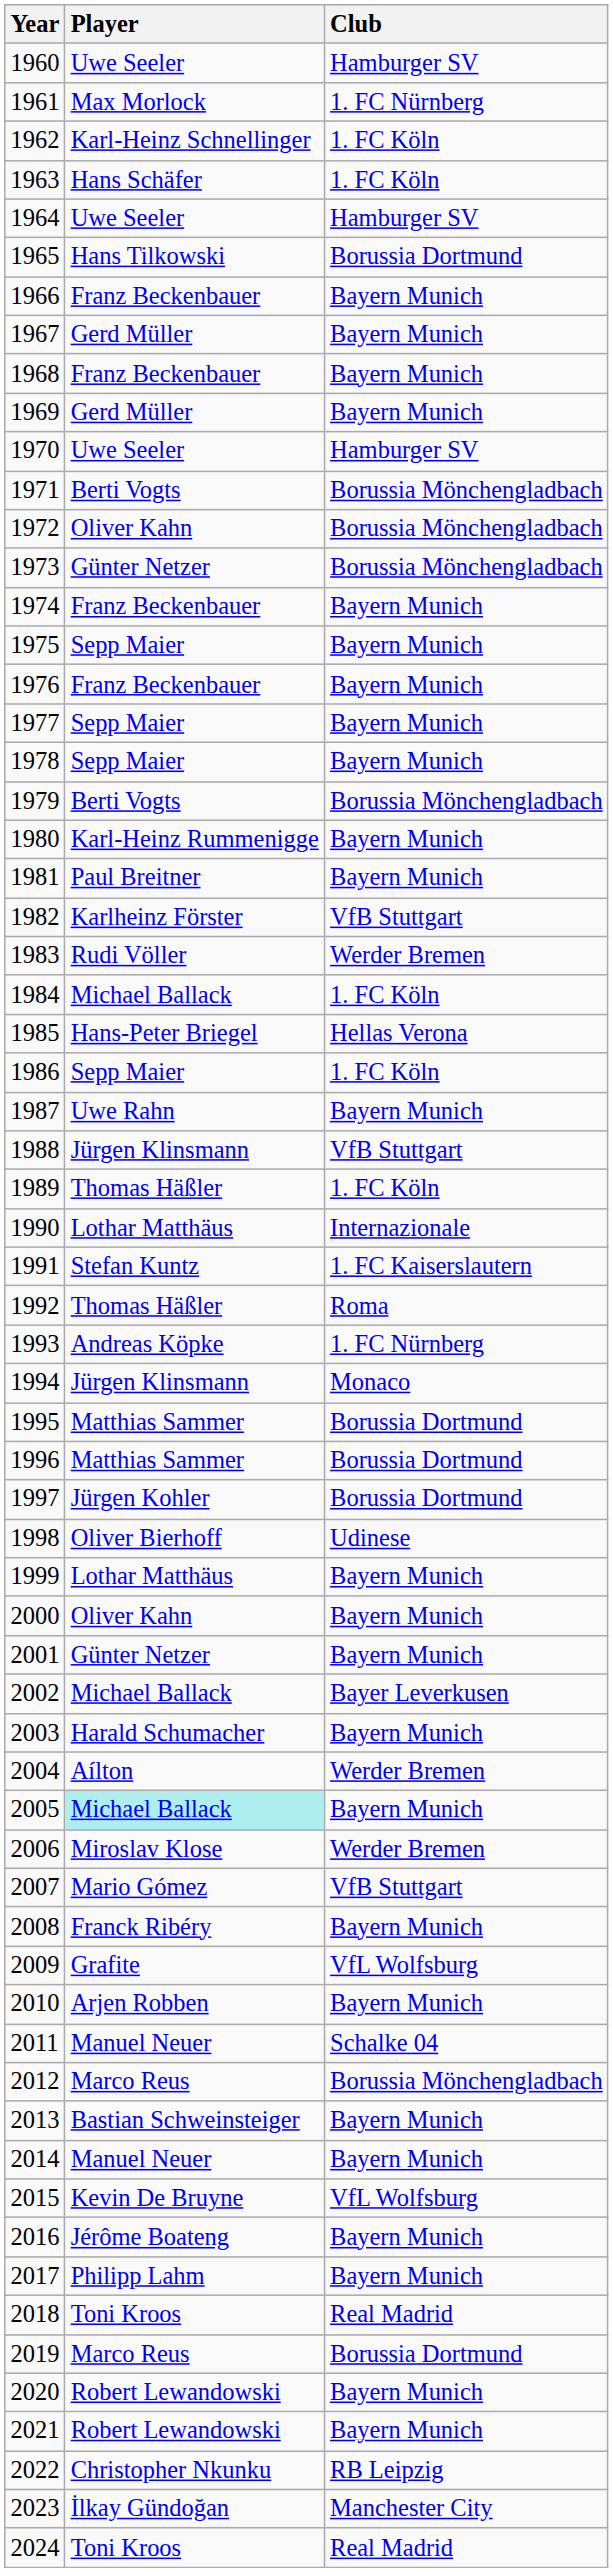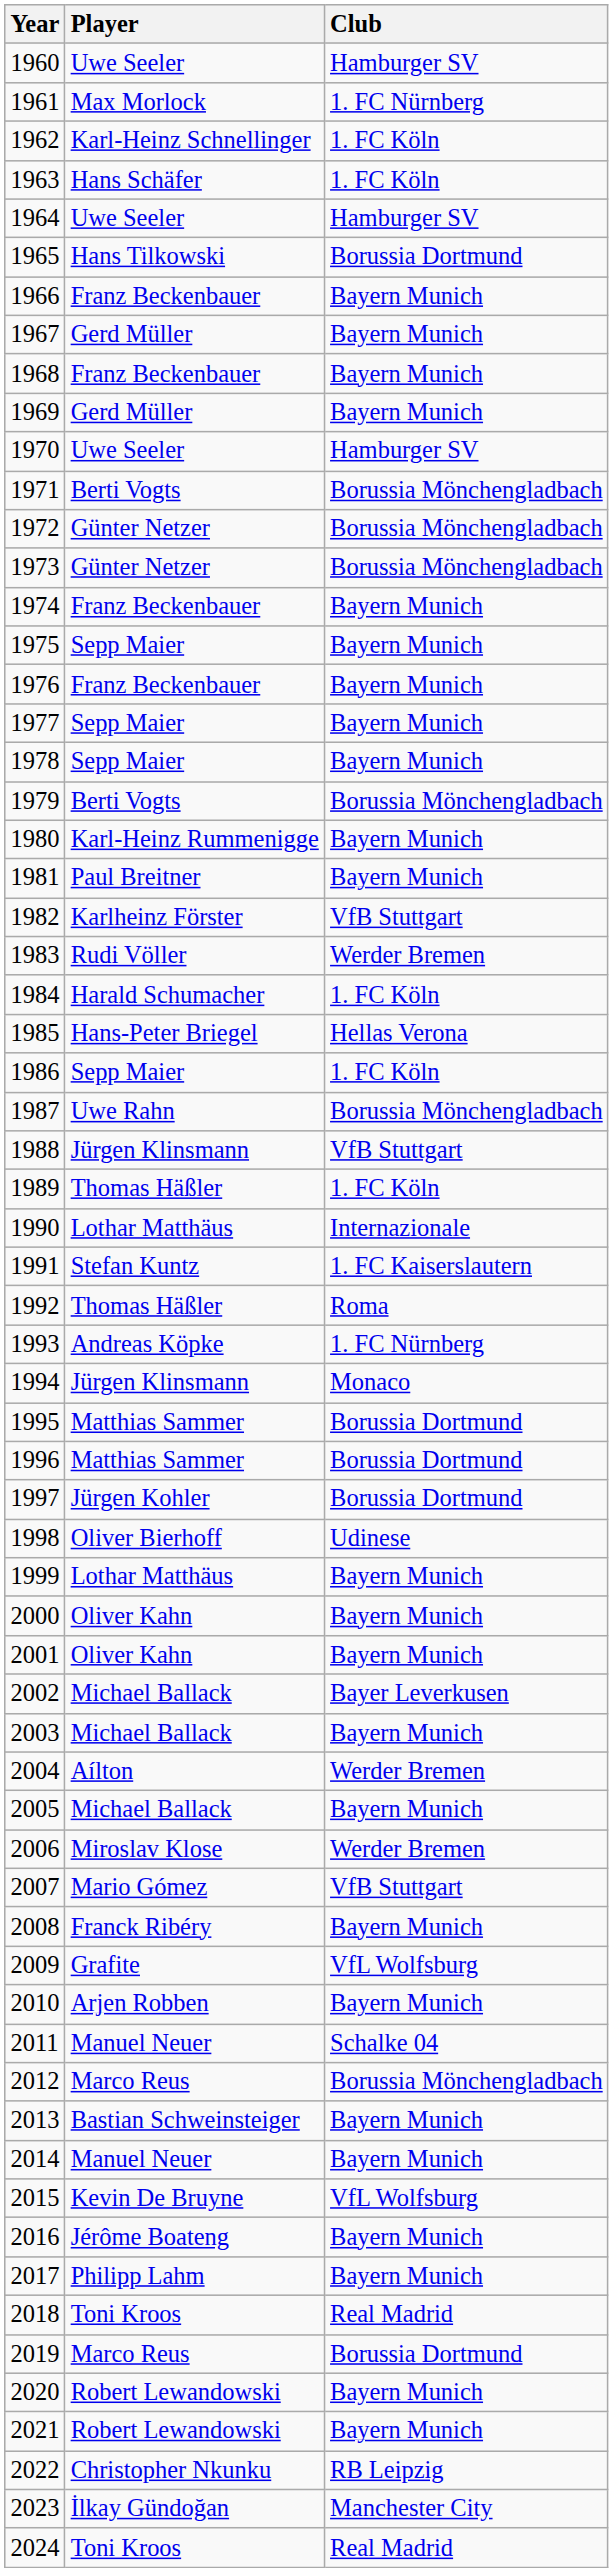(131, 528) Oliver Kahn -> (140, 528) Günter Netzer
(151, 994) Michael Ballack -> (168, 994) Harald Schumacher
(407, 1110) Bayern Munich -> (466, 1110) Borussia Mönchengladbach
(140, 1654) Günter Netzer -> (131, 1654) Oliver Kahn
(168, 1732) Harald Schumacher -> (151, 1732) Michael Ballack
(151, 1809) paleturquoise background -> (151, 1809) no background
